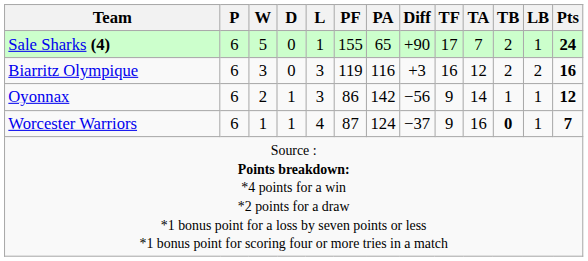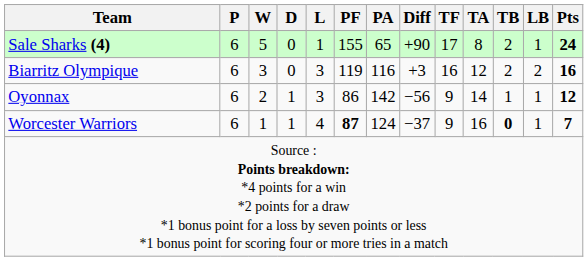(478, 44) 7 -> (478, 44) 8
(350, 123) normal -> (350, 123) bold
